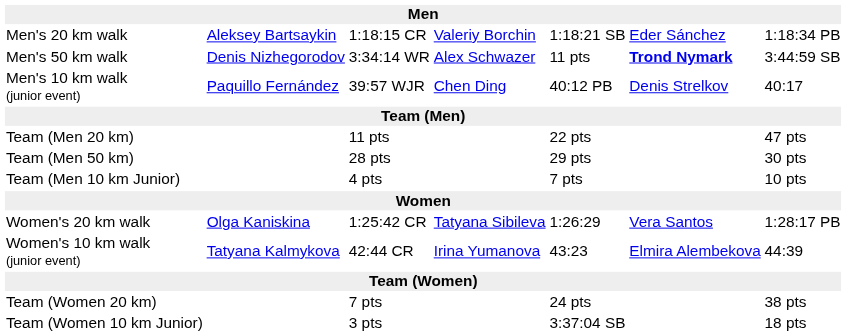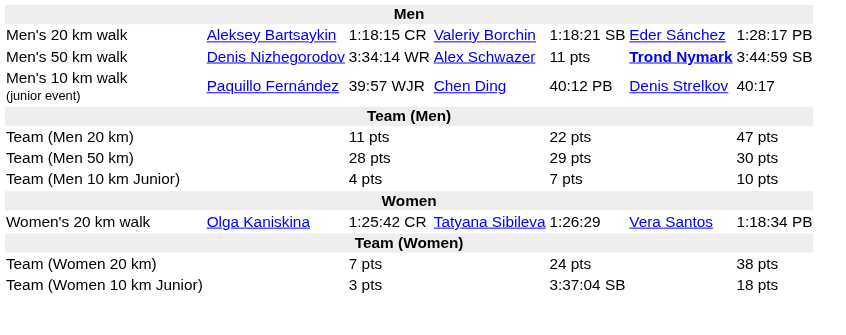(803, 35) 1:18:34 PB -> (774, 35) 1:28:17 PB
(803, 221) 1:28:17 PB -> (774, 221) 1:18:34 PB
- row: (78, 251)
